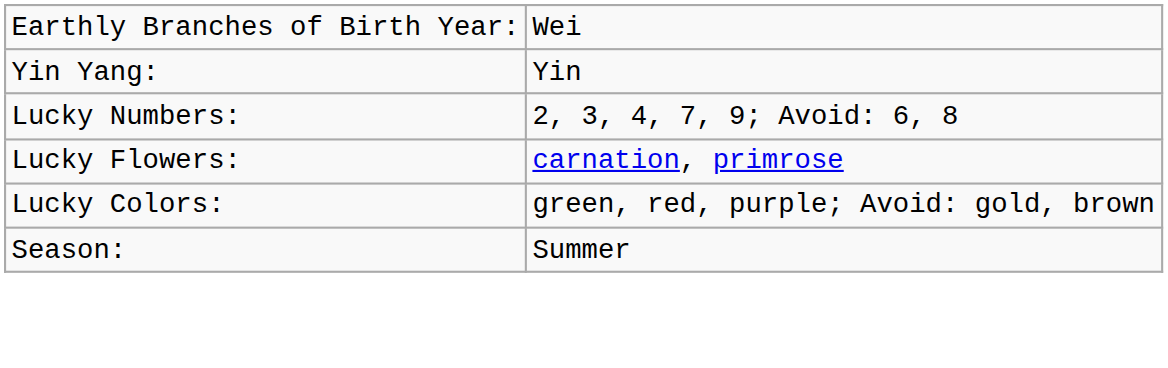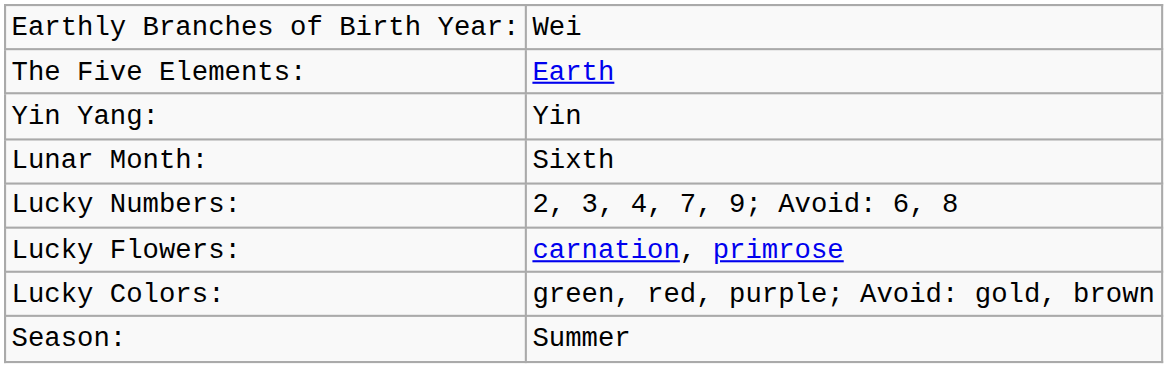+ row: (159, 72)
+ row: (110, 161)
